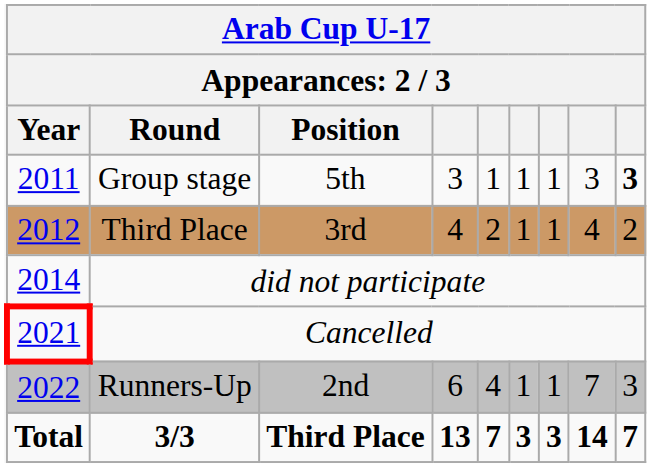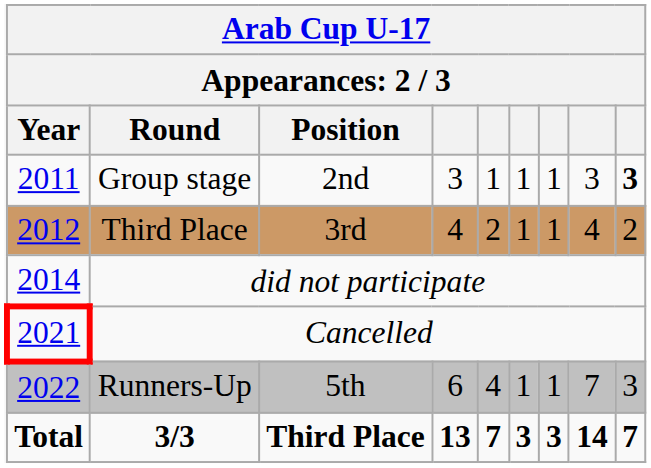(346, 179) 5th -> (346, 179) 2nd
(346, 386) 2nd -> (346, 386) 5th
